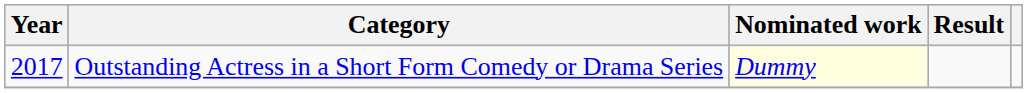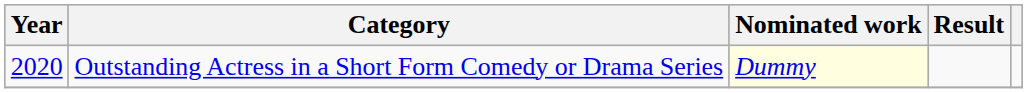(37, 66) 2017 -> (37, 66) 2020
